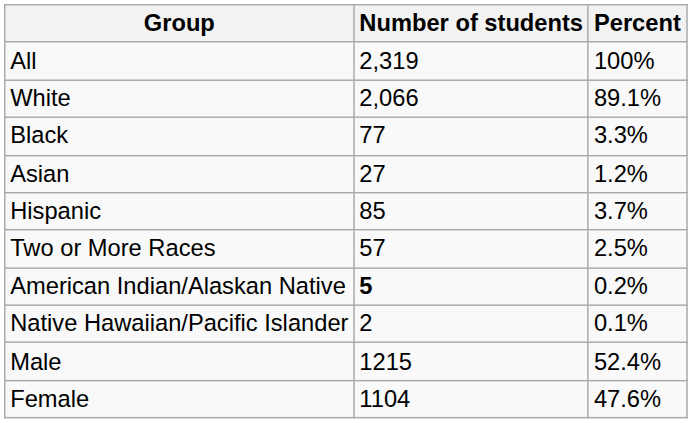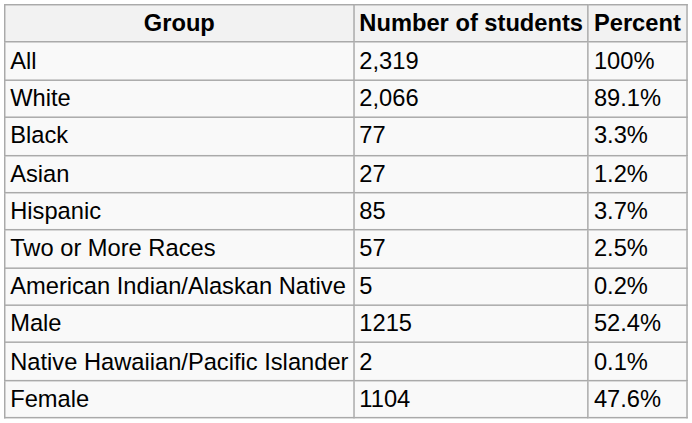(366, 286) bold -> (366, 286) normal
rows swapped: (179, 323) <-> (36, 361)
